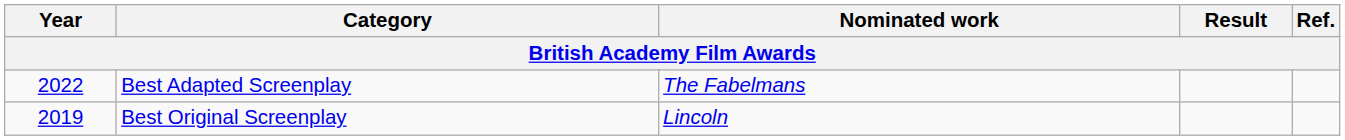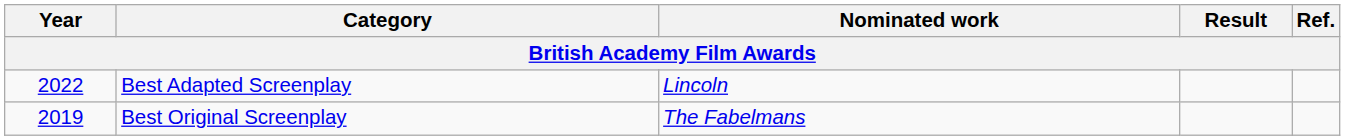(734, 85) The Fabelmans -> (696, 85) Lincoln
(696, 118) Lincoln -> (734, 118) The Fabelmans
